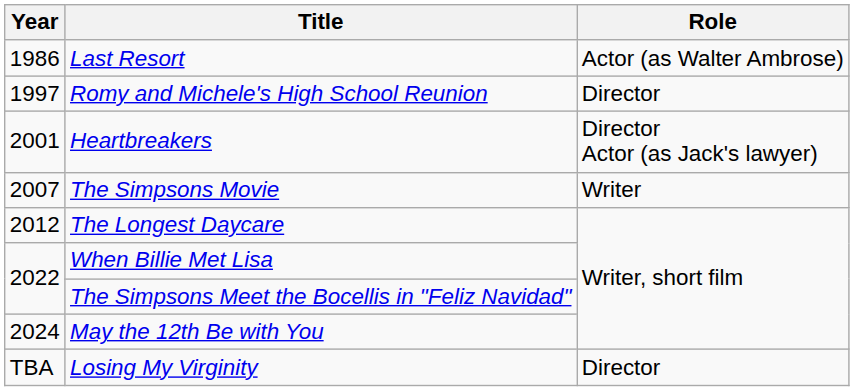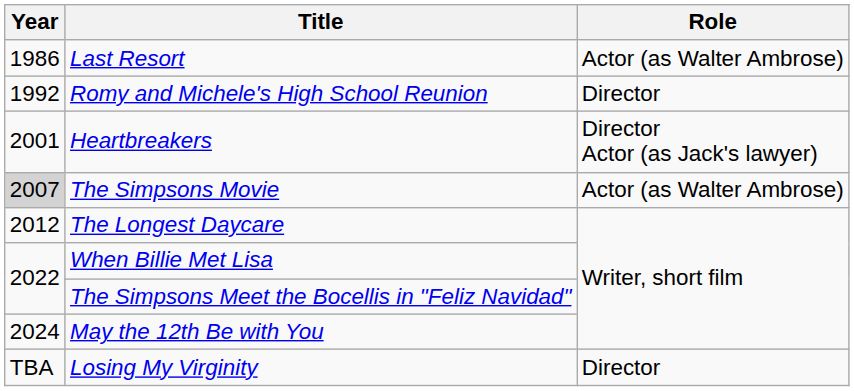(35, 93) 1997 -> (35, 93) 1992
(35, 189) no background -> (35, 189) lightgrey background
(611, 189) Writer -> (713, 189) Actor (as Walter Ambrose)
